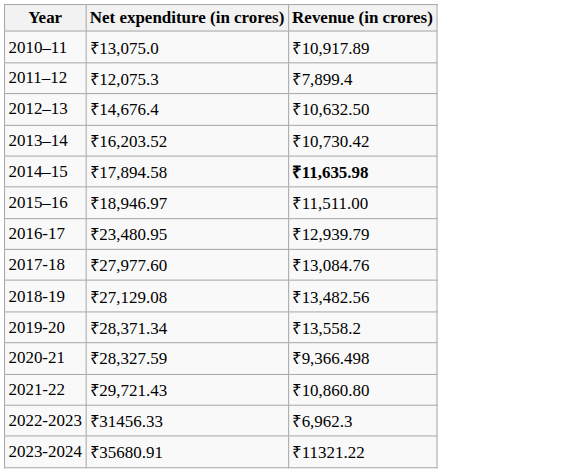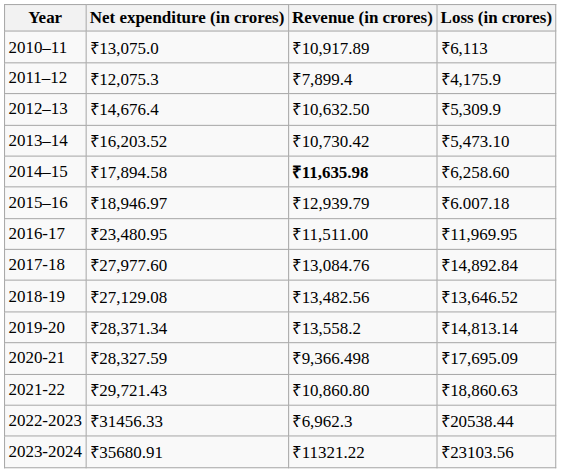+ column: (496, 17)
(330, 203) ₹11,511.00 -> (331, 203) ₹12,939.79
(331, 234) ₹12,939.79 -> (330, 234) ₹11,511.00
